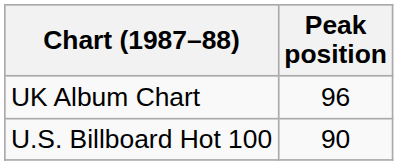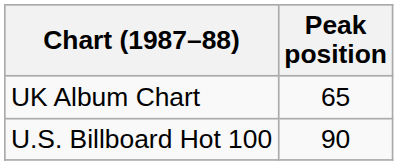(336, 97) 96 -> (336, 97) 65
